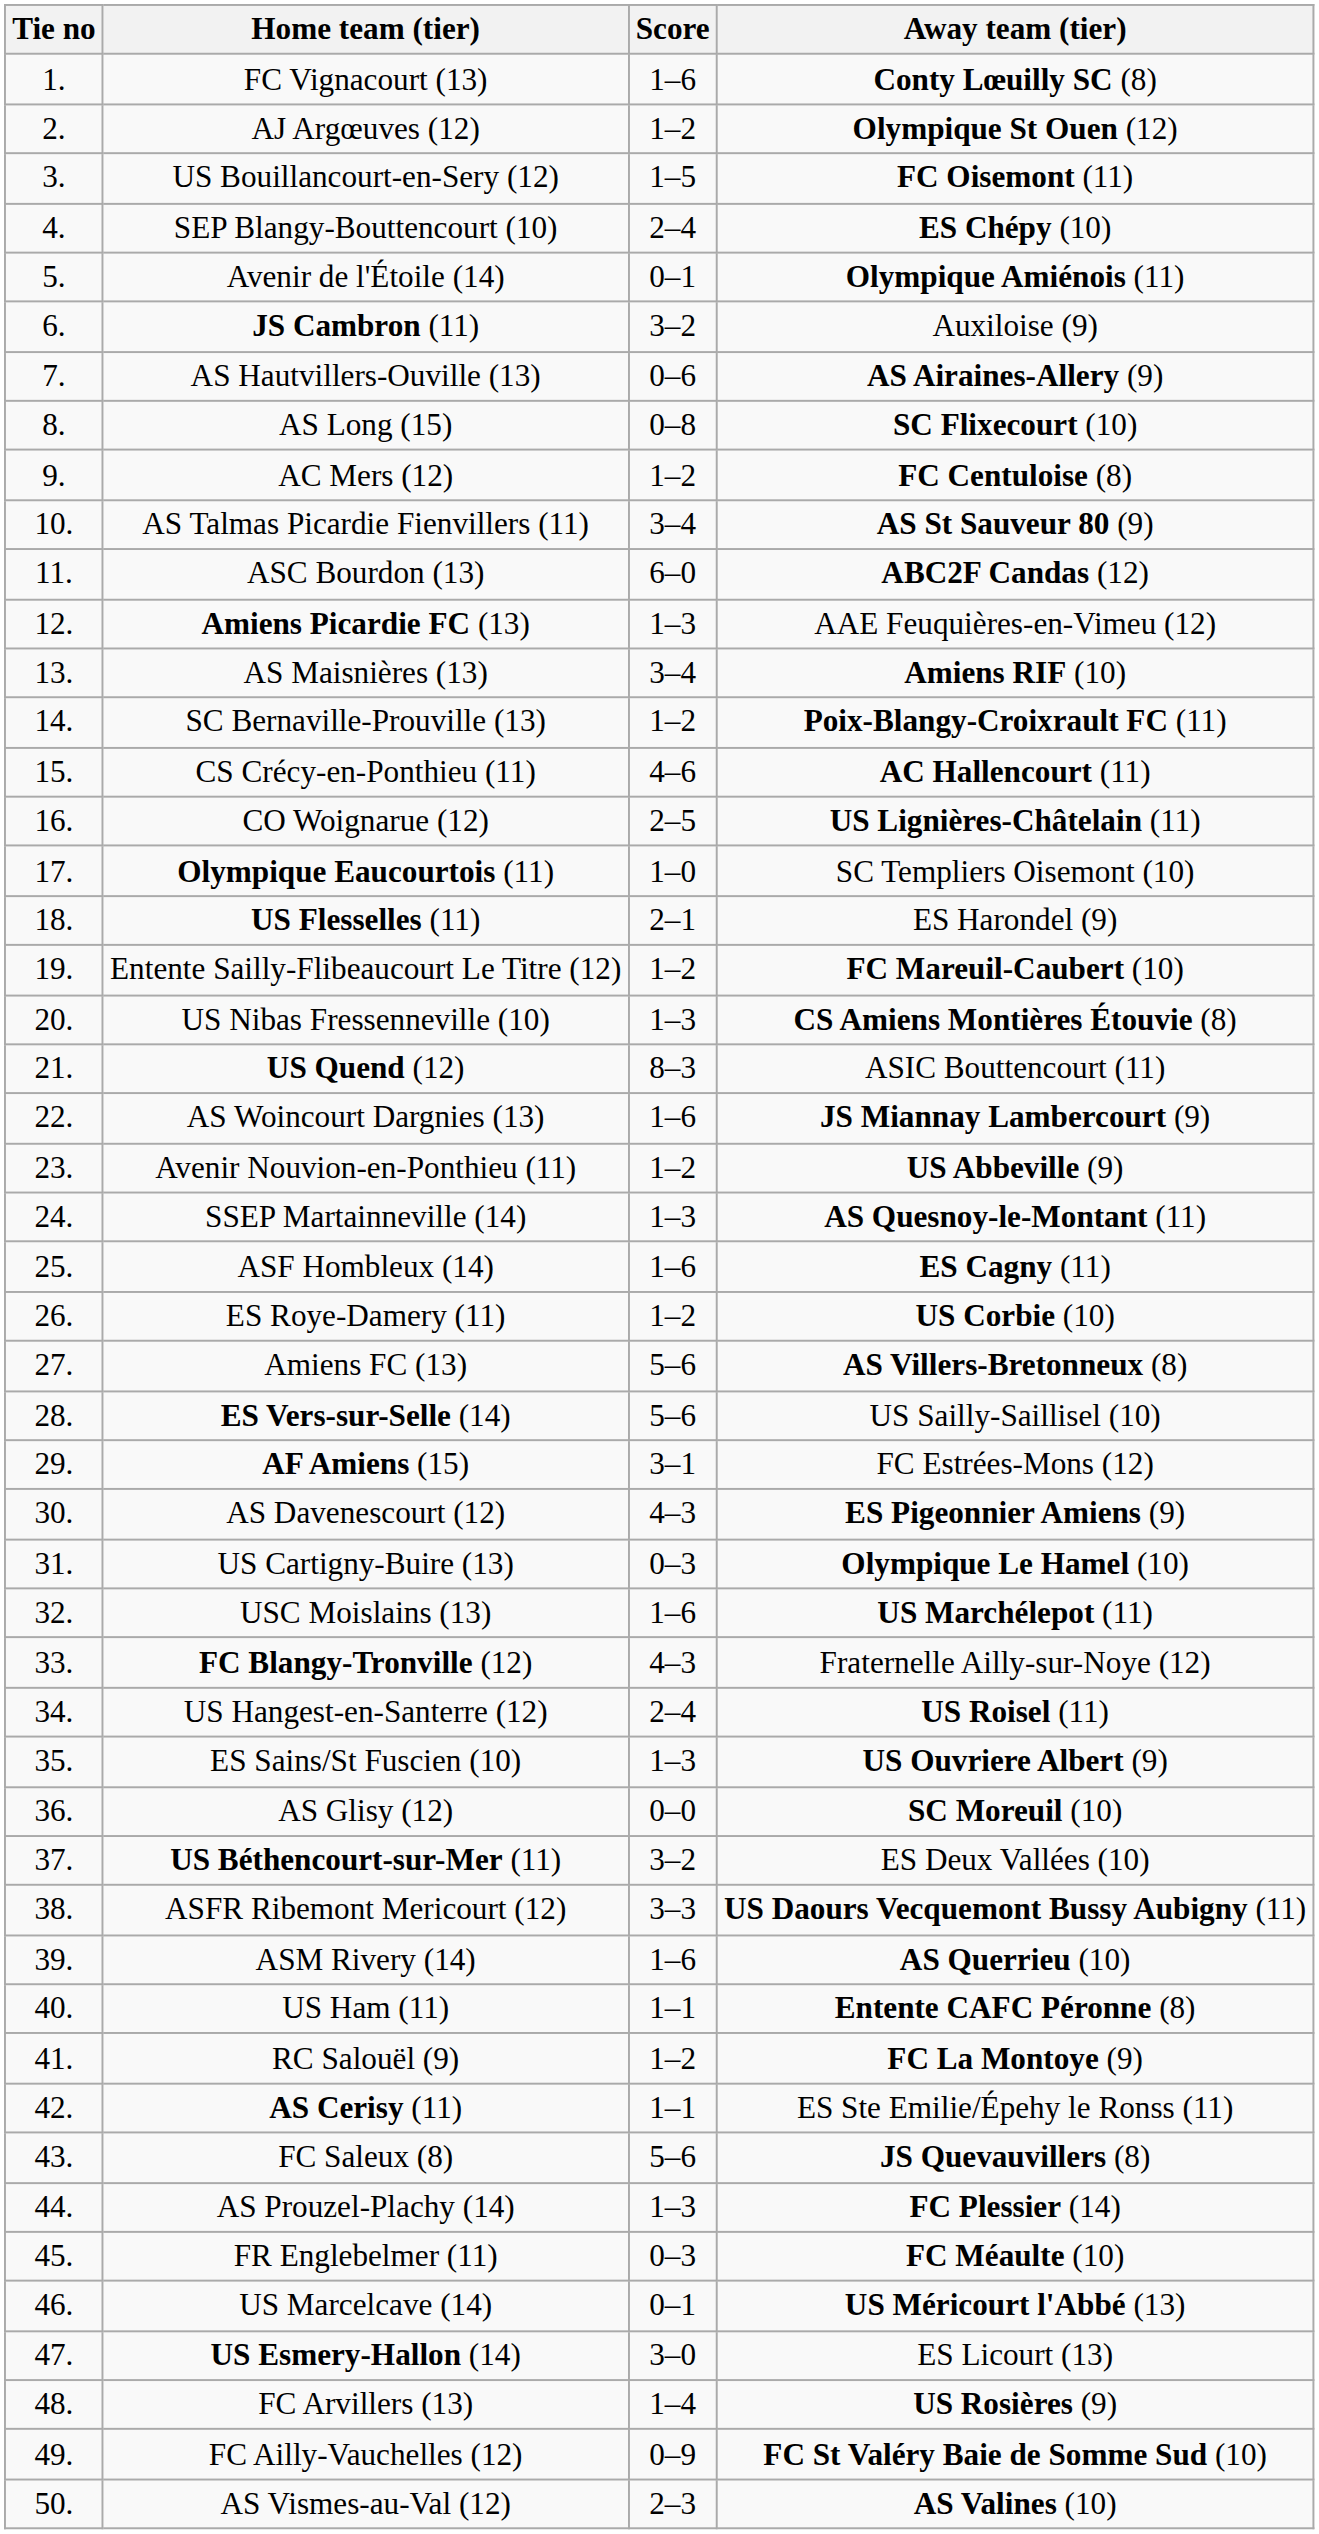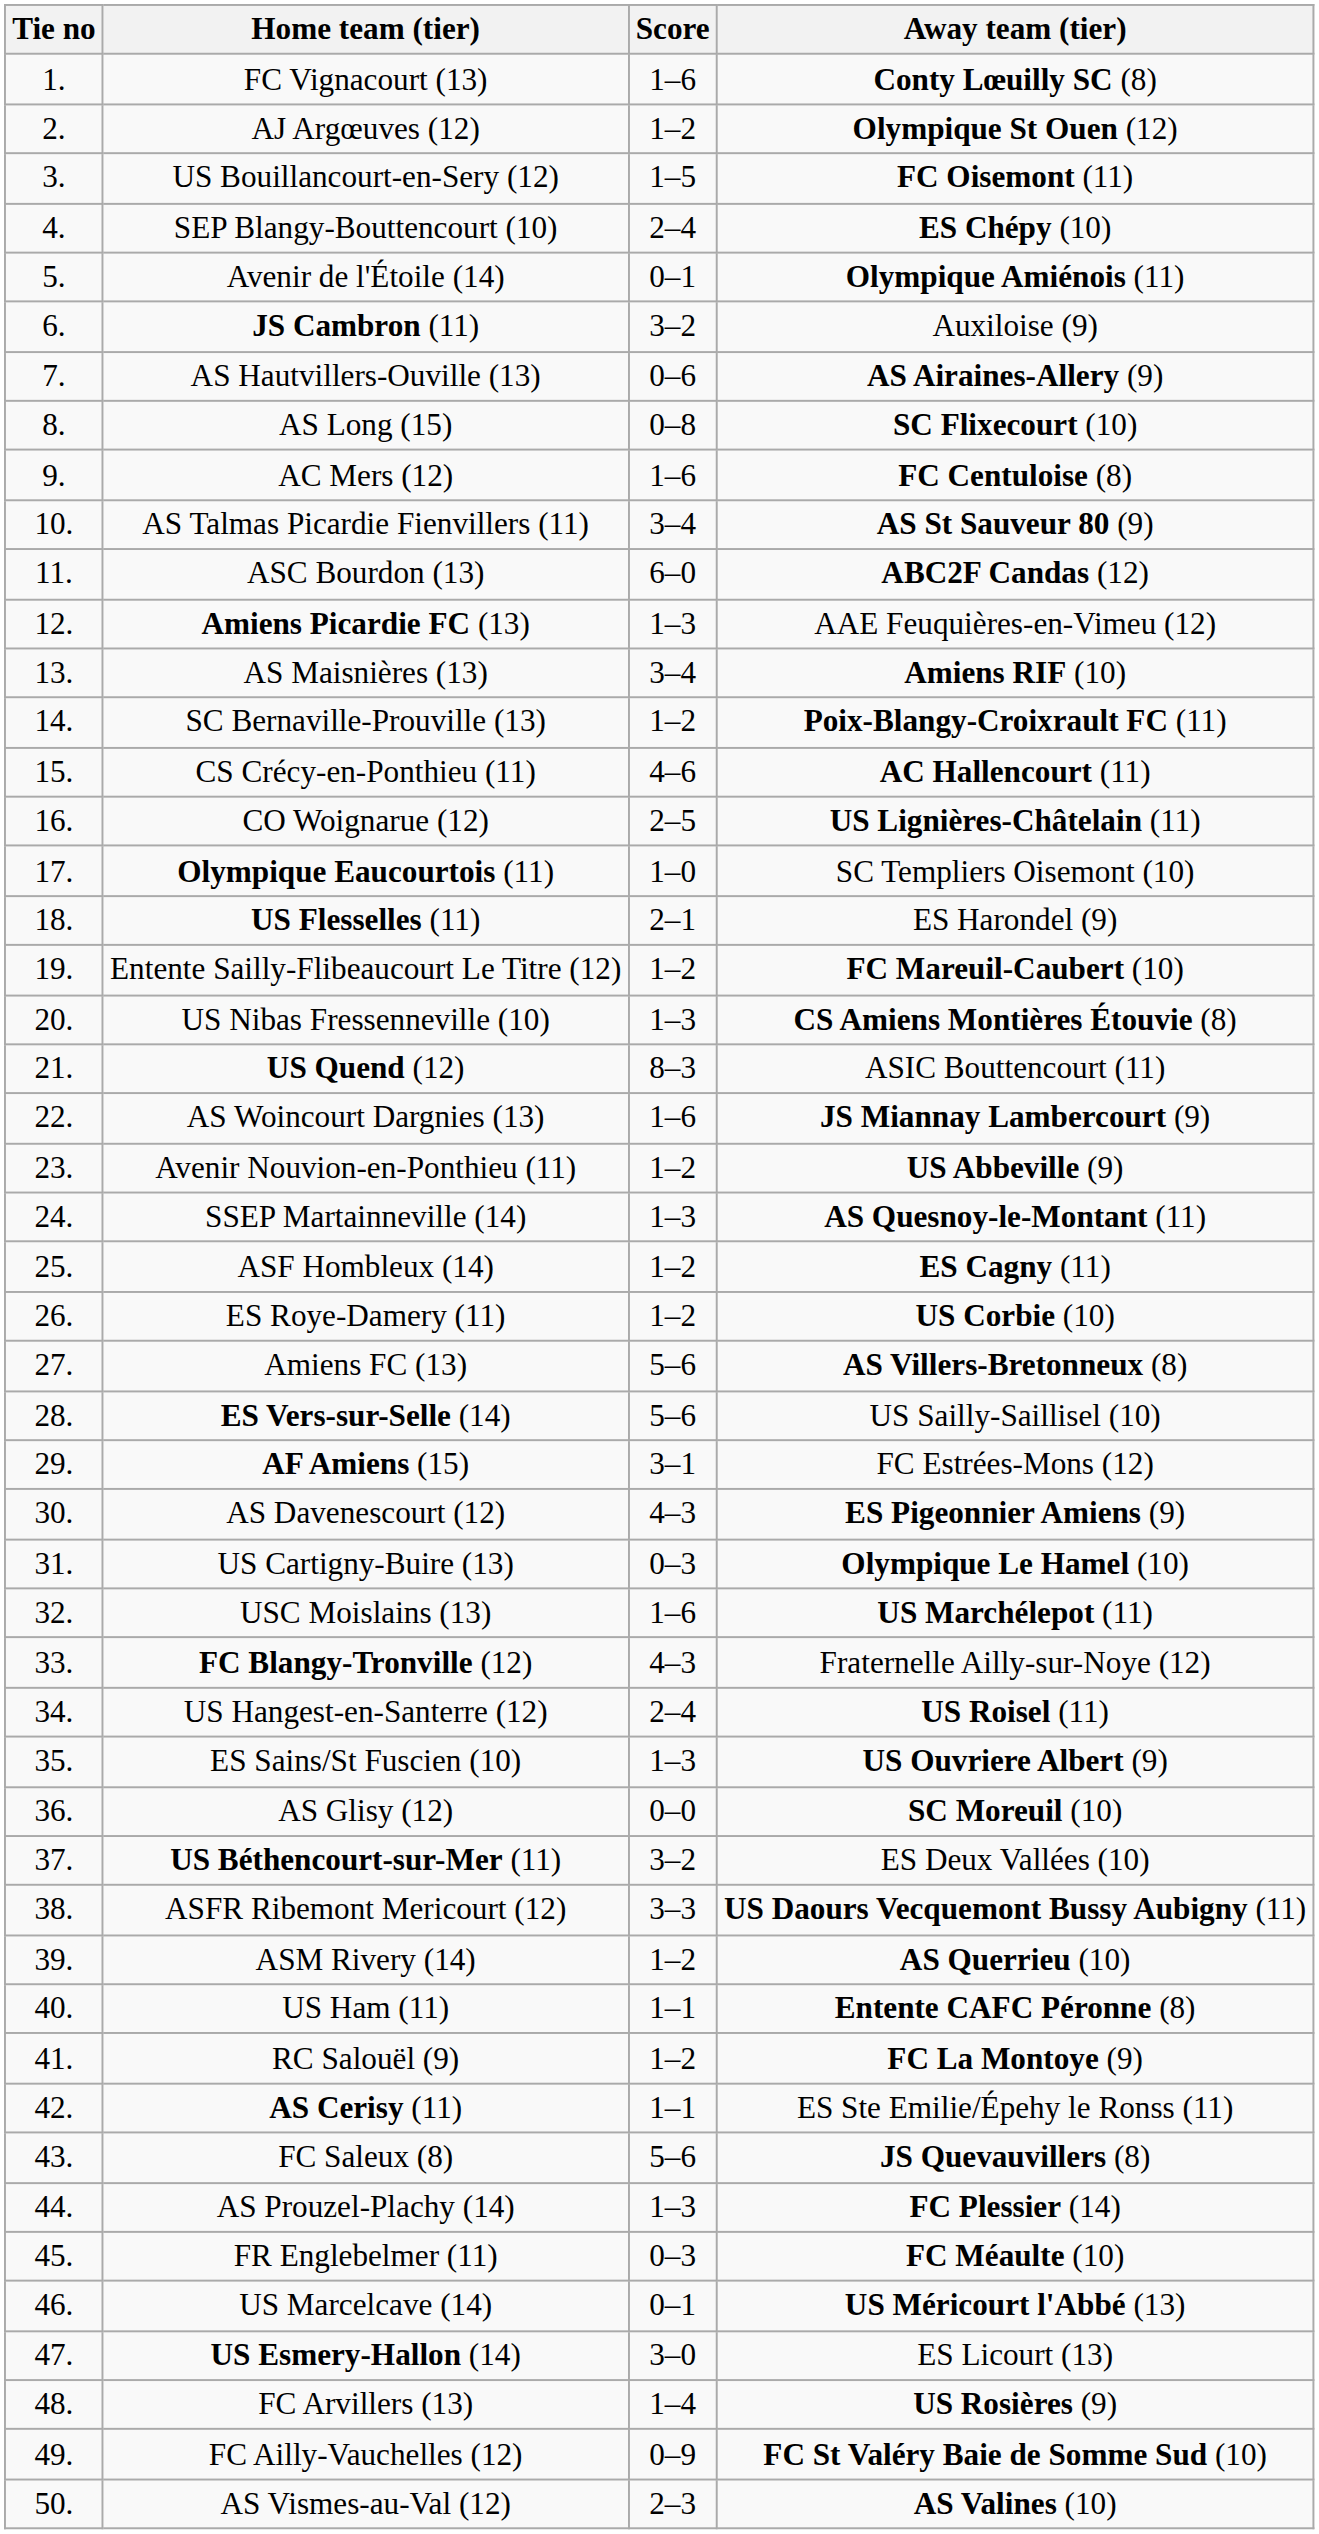(673, 474) 1–2 -> (673, 474) 1–6
(673, 1266) 1–6 -> (673, 1266) 1–2
(673, 1959) 1–6 -> (673, 1959) 1–2
